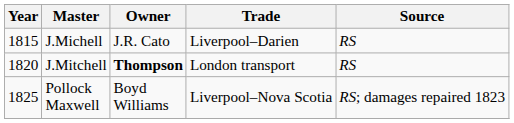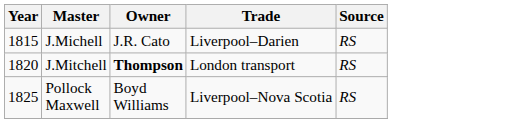(422, 97) RS; damages repaired 1823 -> (348, 97) RS
